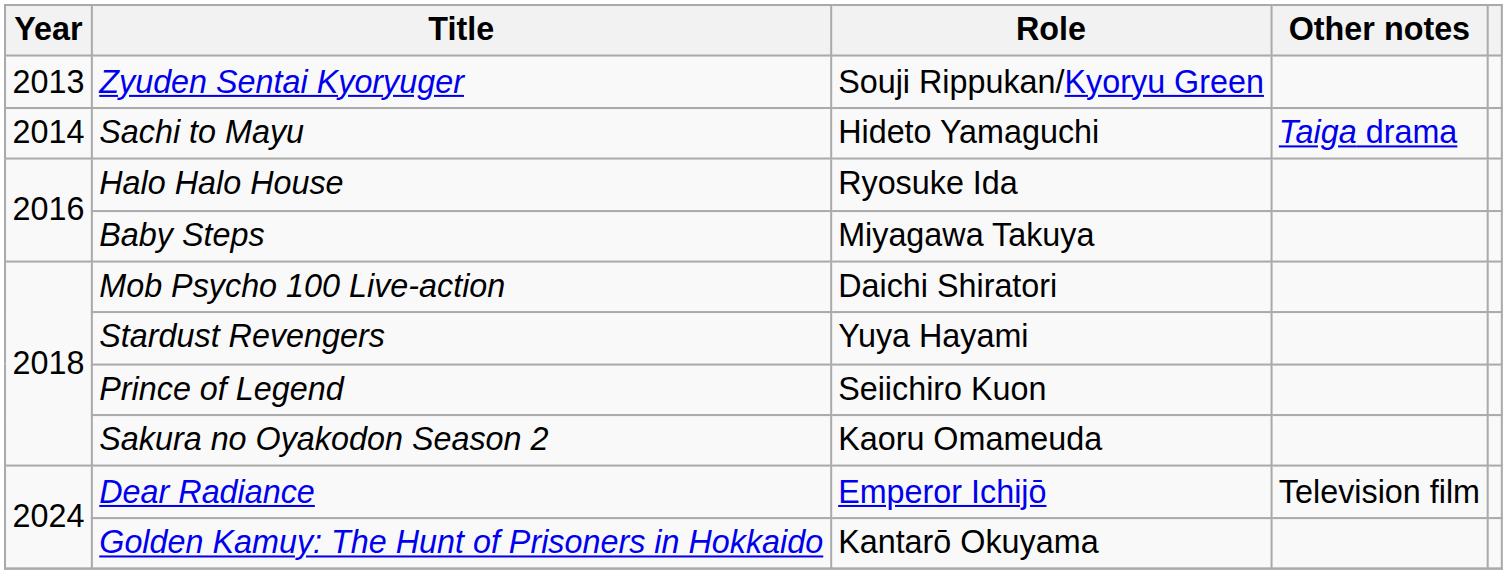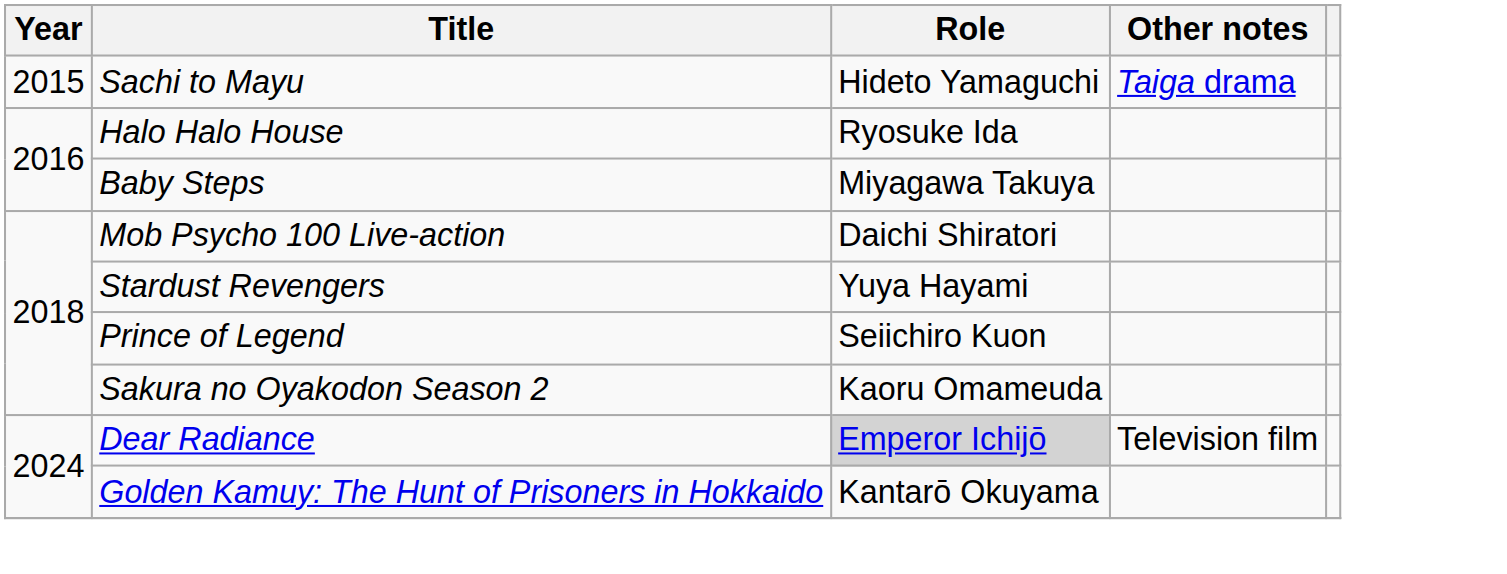- row: (282, 81)
(48, 132) 2014 -> (48, 81) 2015
(942, 491) no background -> (942, 440) lightgrey background
